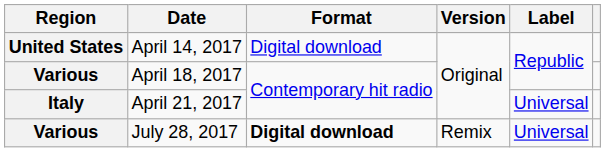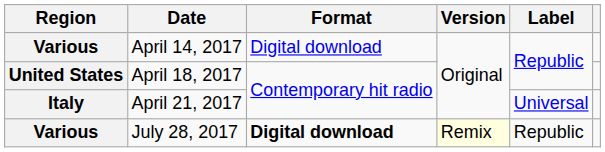(66, 47) United States -> (66, 47) Various
(66, 75) Various -> (66, 75) United States
(466, 132) no background -> (466, 132) lightyellow background
(551, 132) Universal -> (549, 132) Republic
